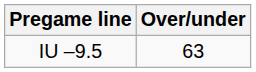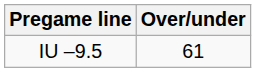(193, 51) 63 -> (193, 51) 61
